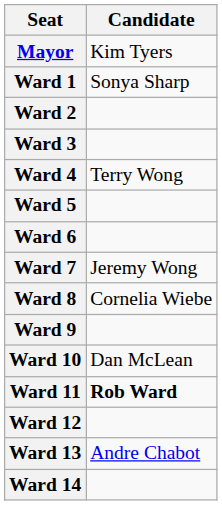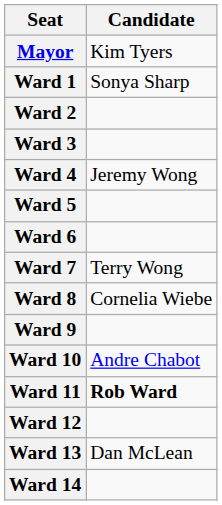(137, 174) Terry Wong -> (144, 174) Jeremy Wong
(144, 267) Jeremy Wong -> (137, 267) Terry Wong
(141, 360) Dan McLean -> (145, 360) Andre Chabot
(145, 453) Andre Chabot -> (141, 453) Dan McLean
